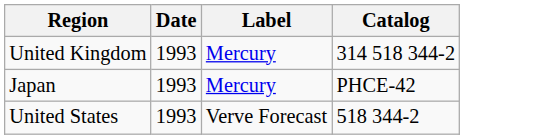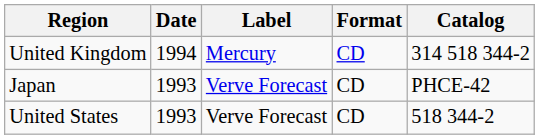+ column: (369, 20)
(176, 52) 1993 -> (176, 52) 1994
(241, 85) Mercury -> (267, 85) Verve Forecast
